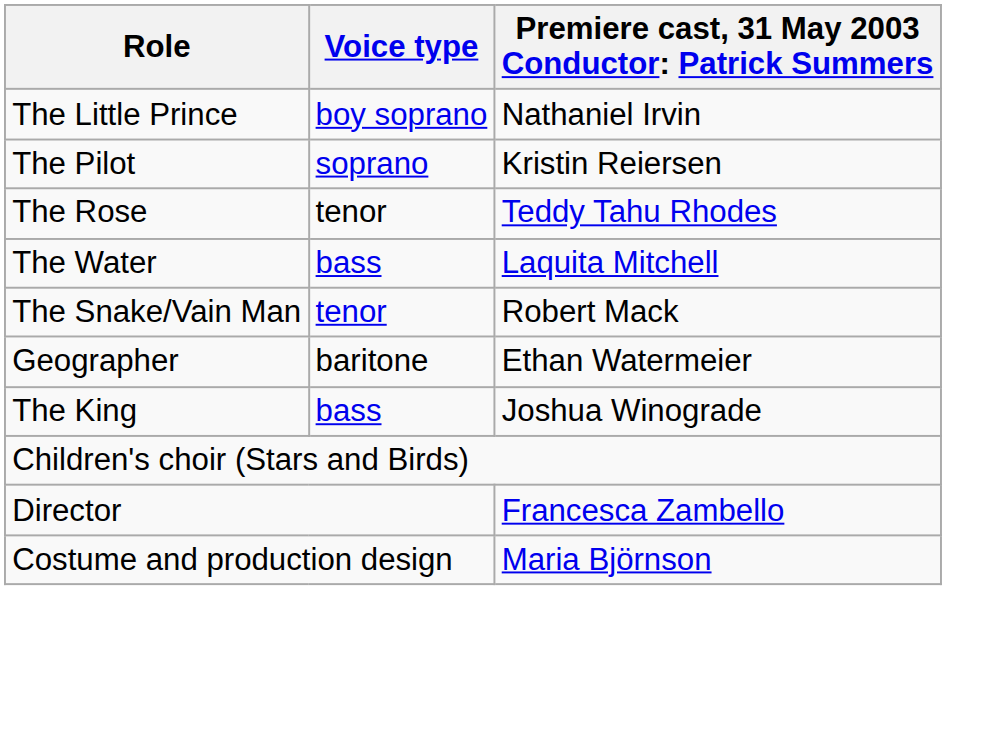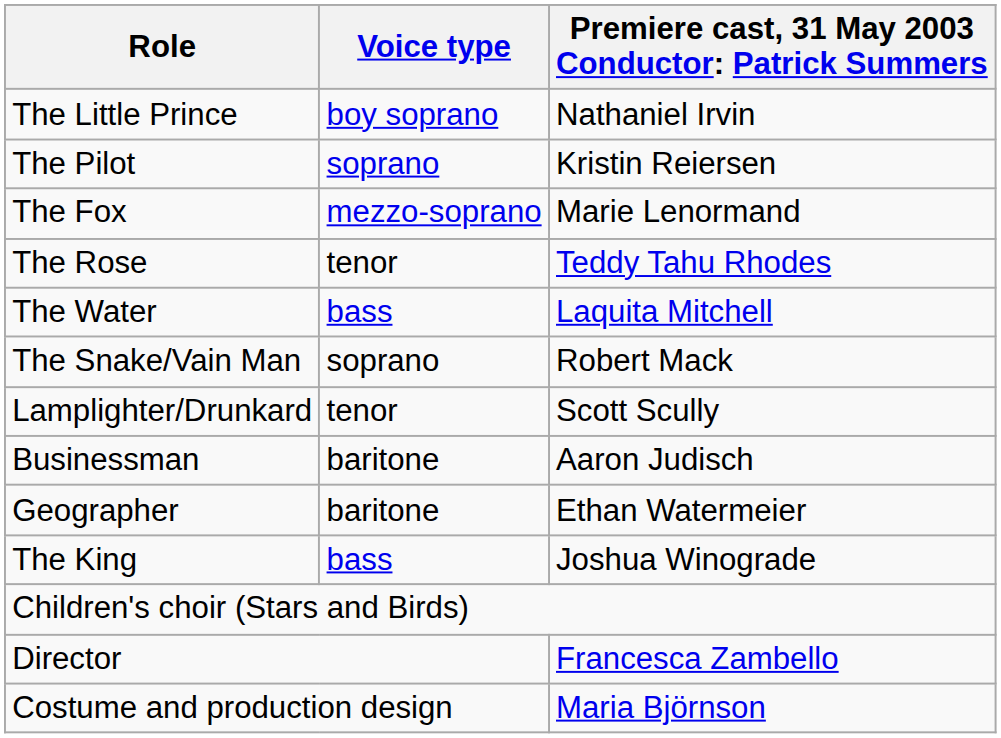+ row: (69, 212)
(351, 311) tenor -> (383, 361) soprano
+ row: (162, 410)
+ row: (106, 460)
